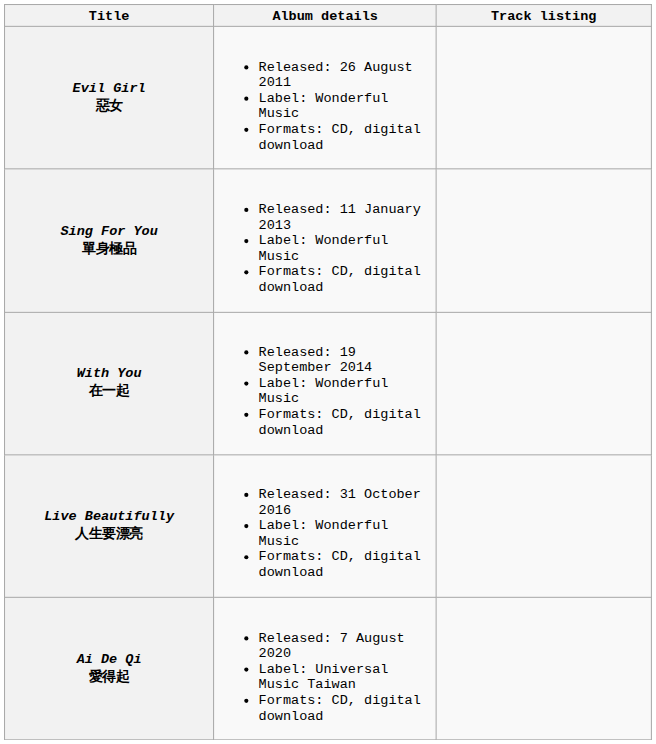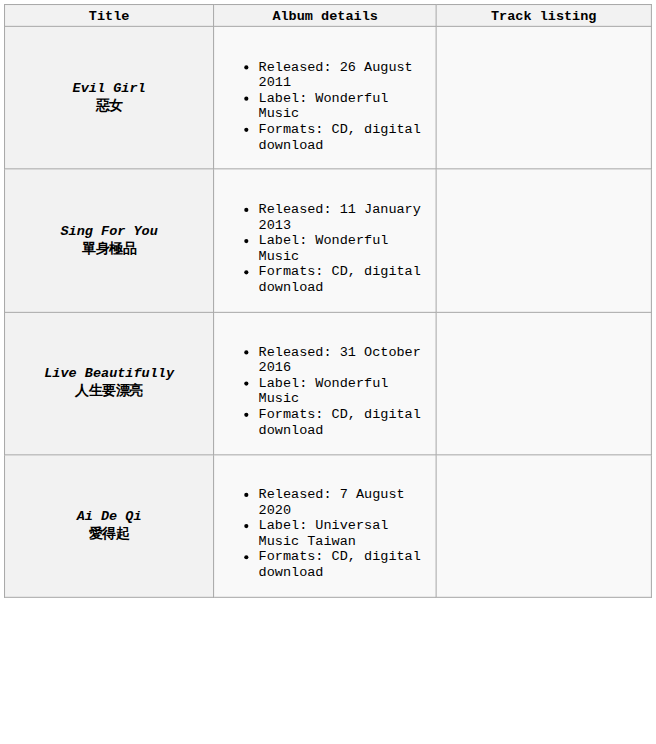- row: (109, 383)
